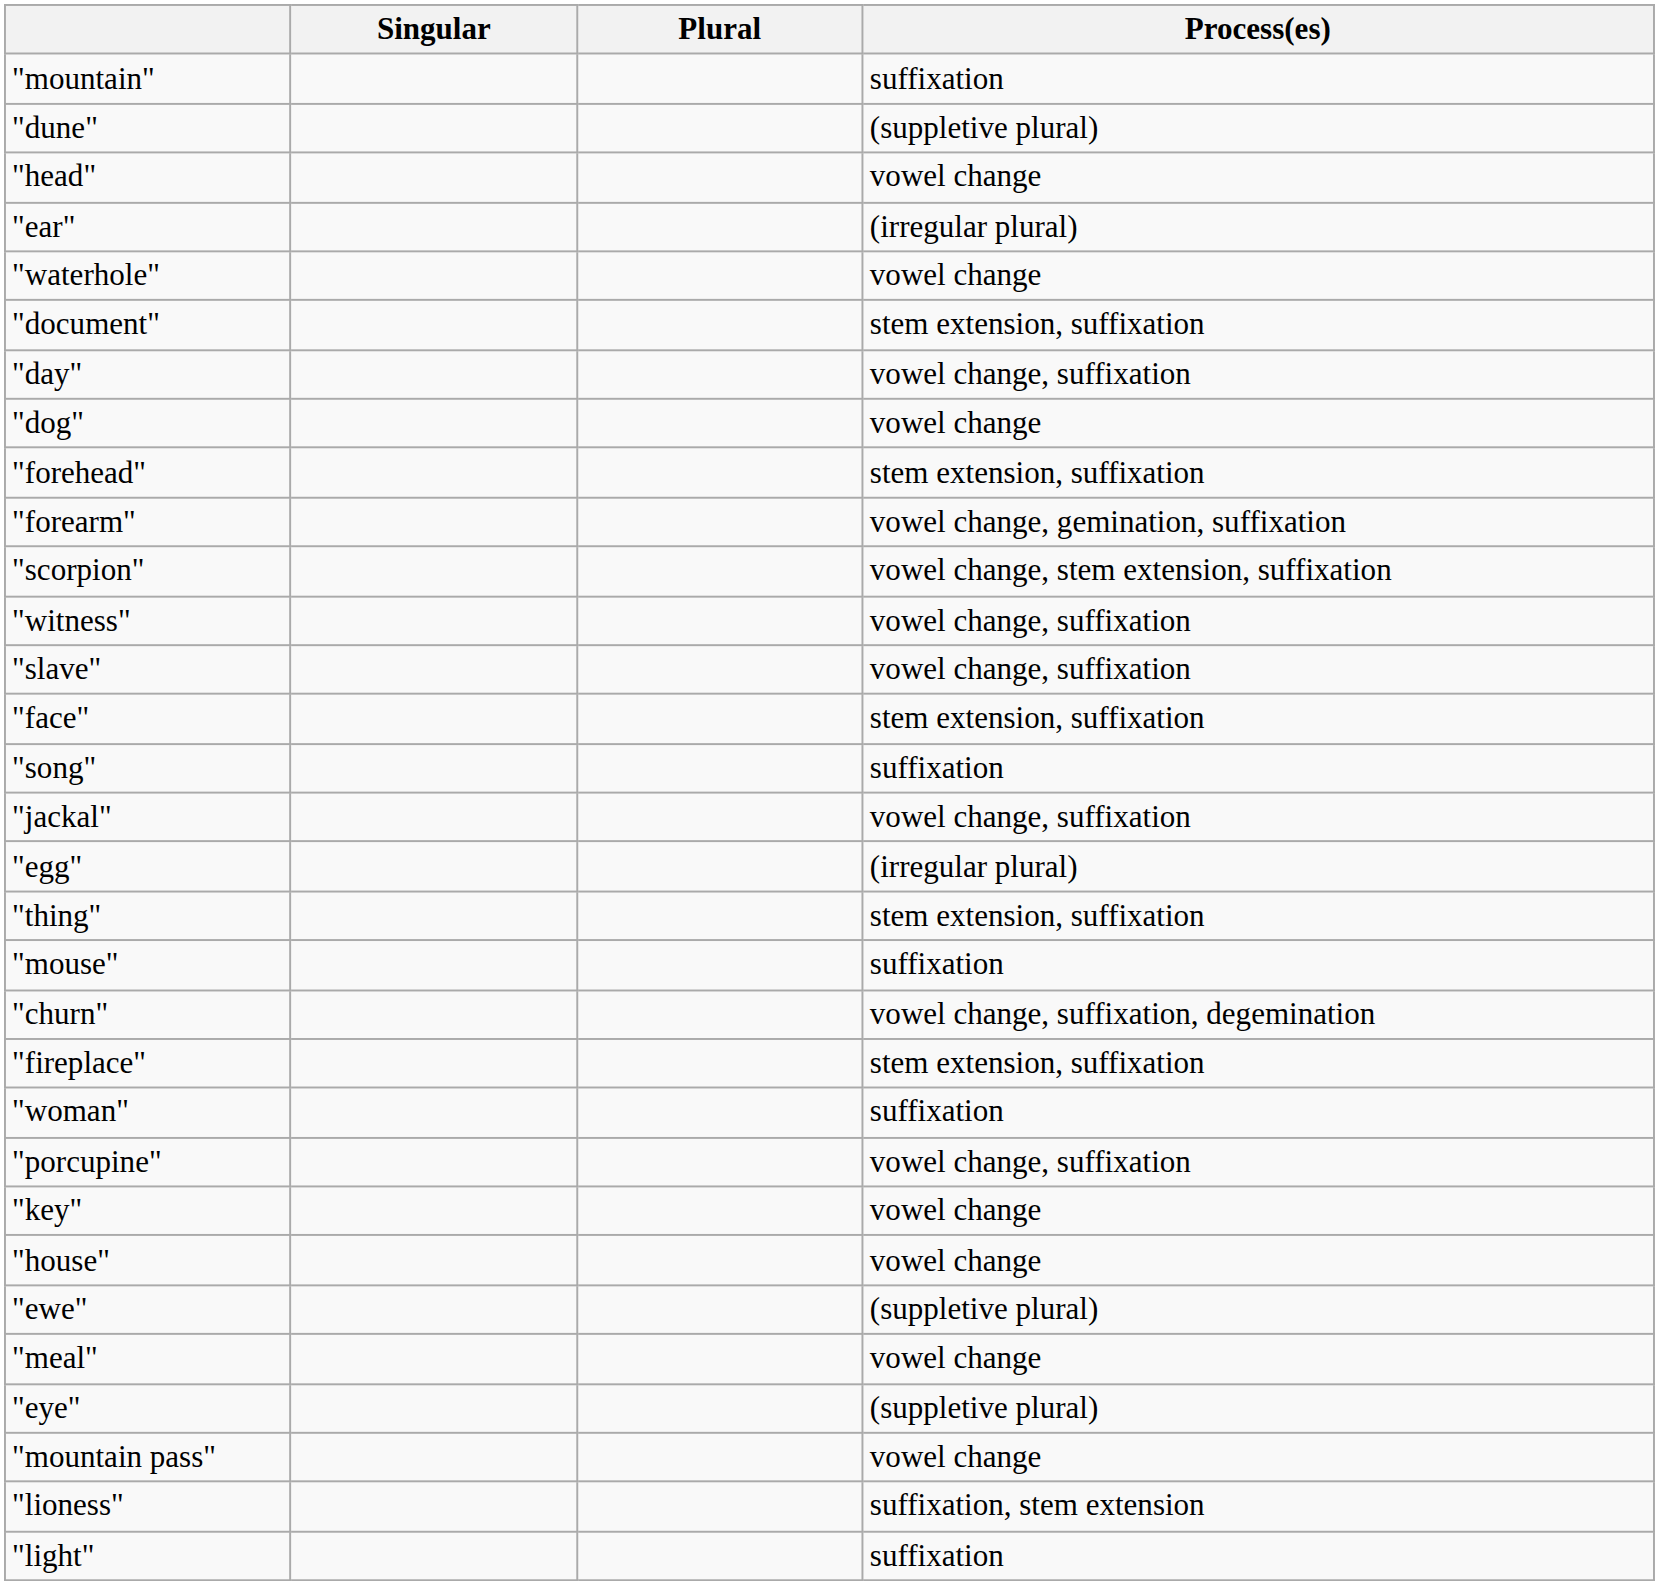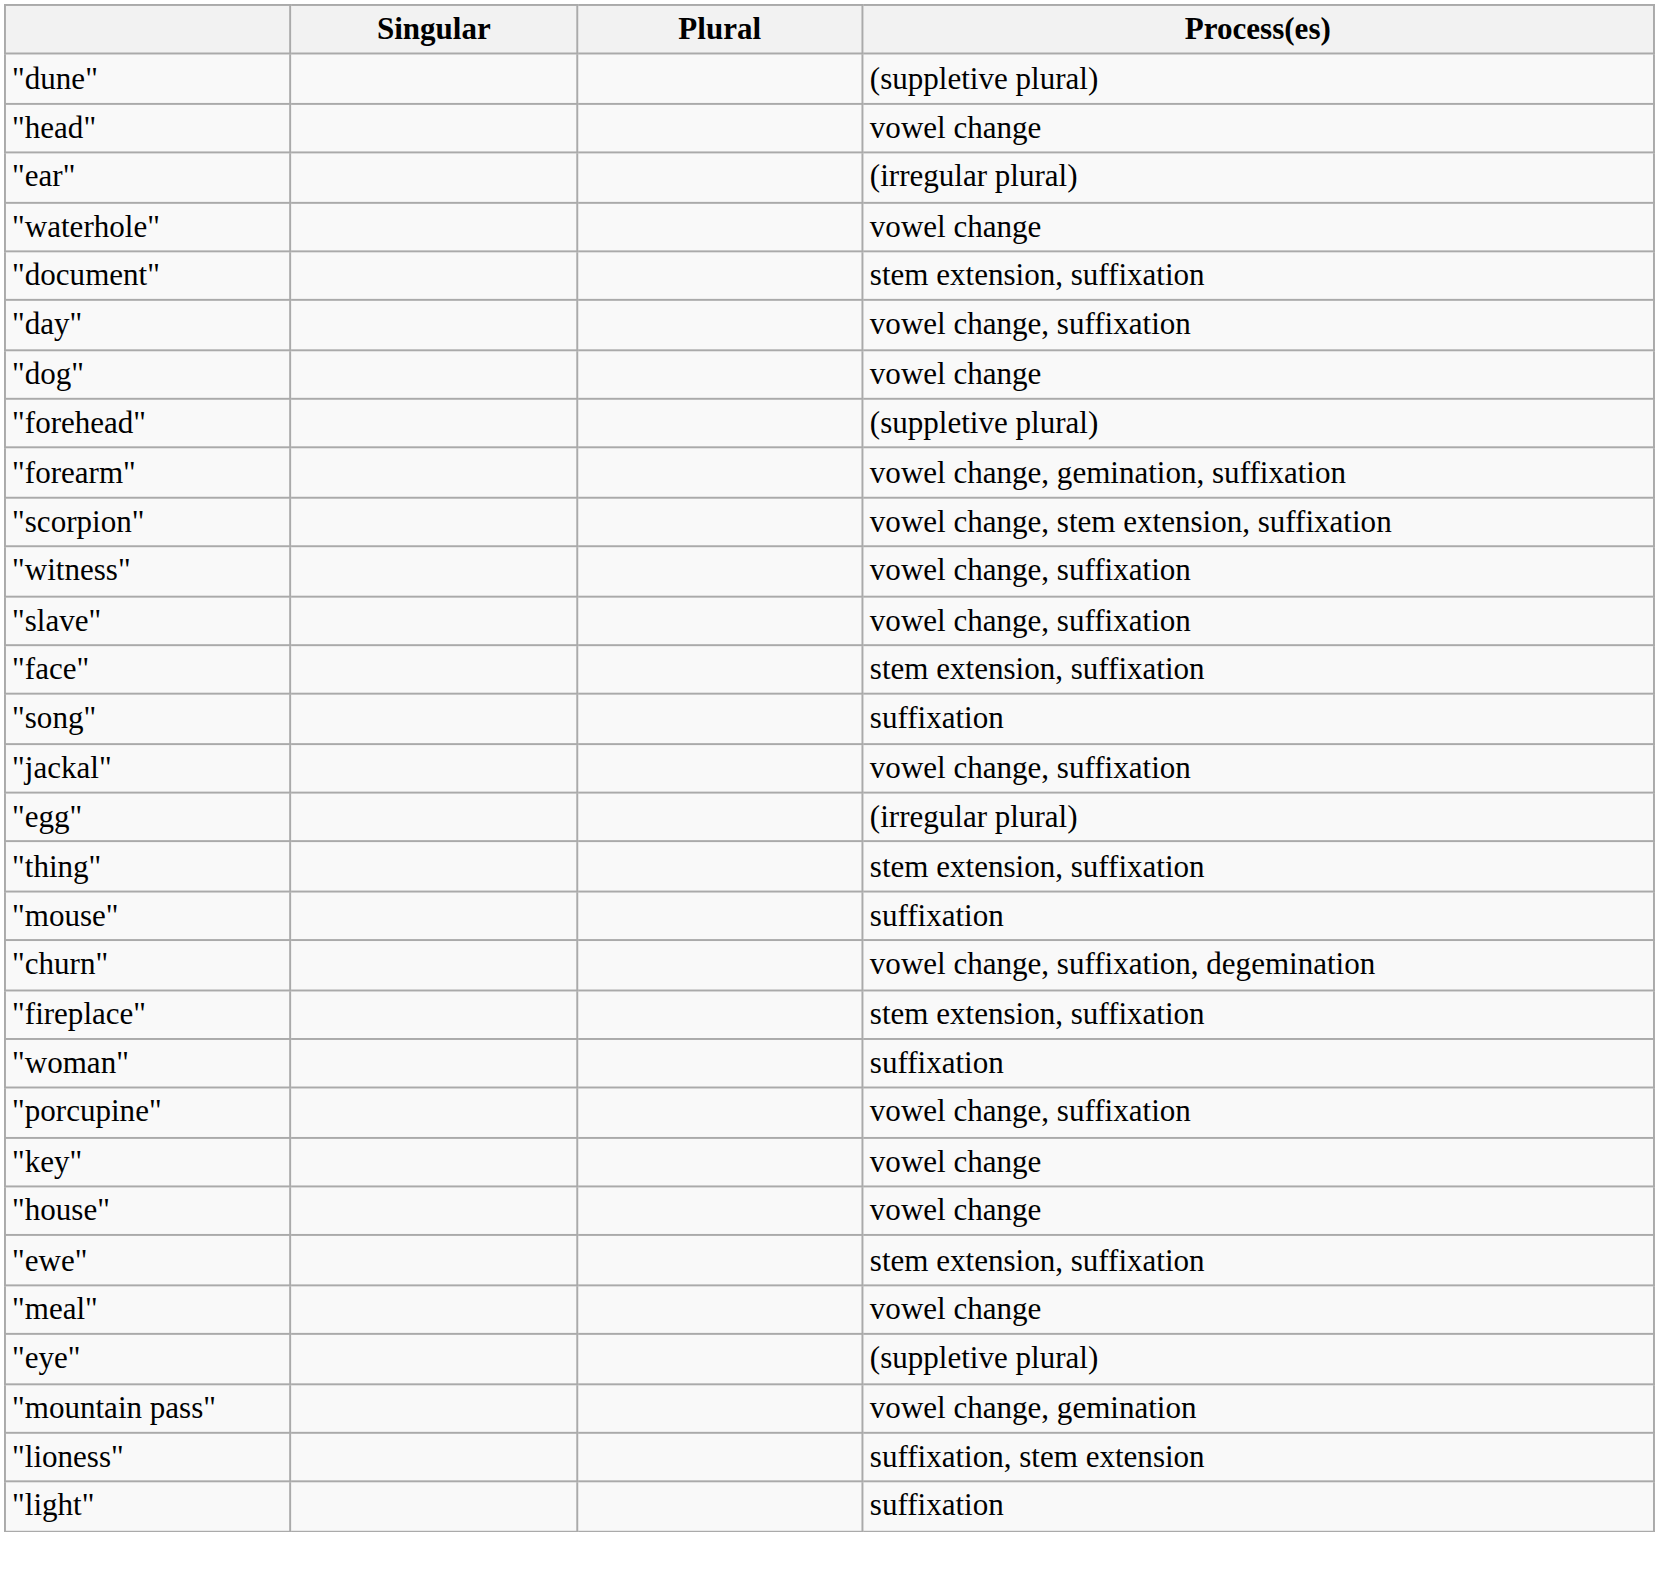- row: (83, 78)
(1037, 472) stem extension, suffixation -> (984, 422) (suppletive plural)
(984, 1309) (suppletive plural) -> (1037, 1259) stem extension, suffixation
(956, 1456) vowel change -> (1033, 1407) vowel change, gemination
